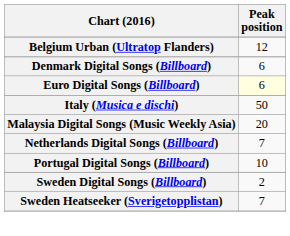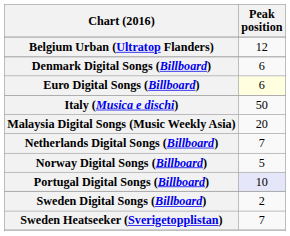+ row: (121, 162)
(262, 162) no background -> (262, 182) lavender background
